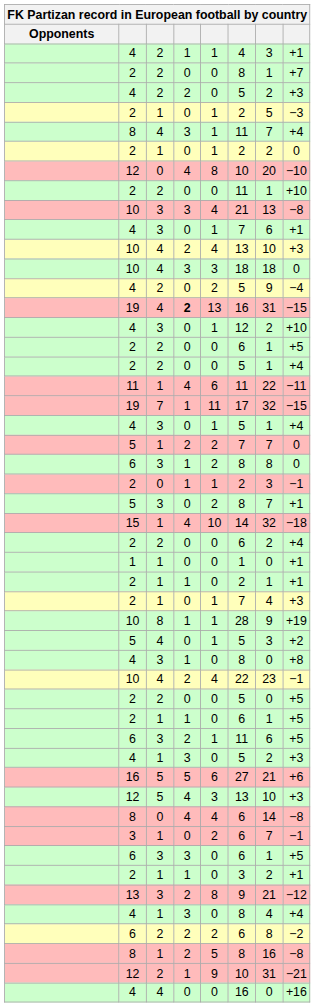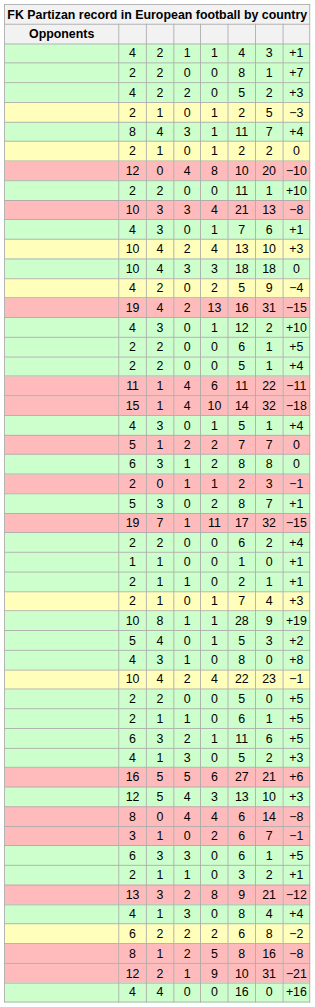(187, 308) bold -> (187, 308) normal
rows swapped: (133, 406) <-> (133, 523)
